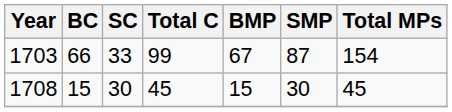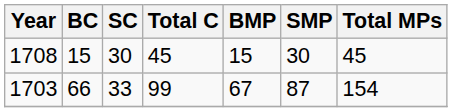rows swapped: (33, 55) <-> (33, 89)
